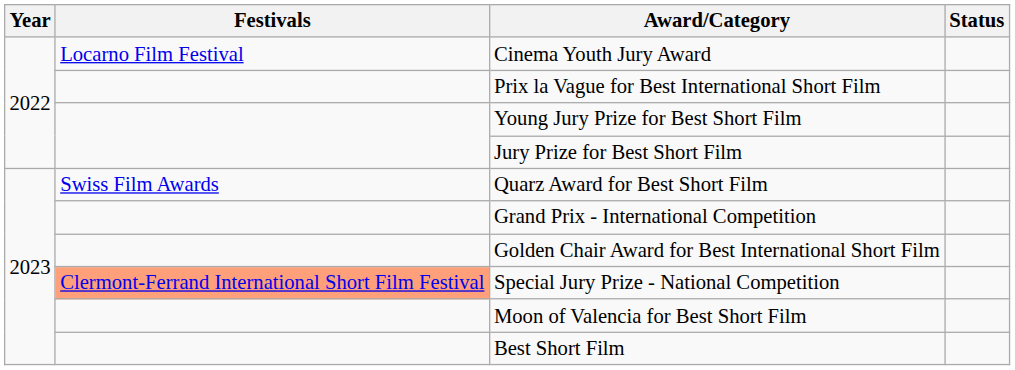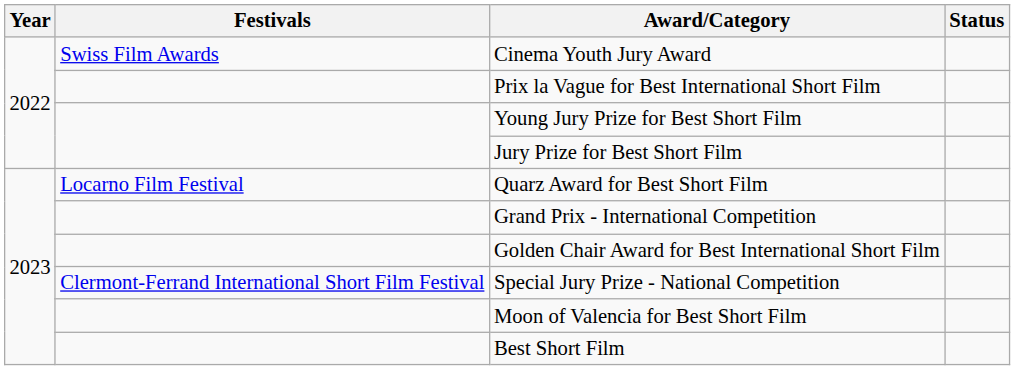(152, 53) Locarno Film Festival -> (140, 53) Swiss Film Awards
(140, 184) Swiss Film Awards -> (152, 184) Locarno Film Festival
(272, 282) lightsalmon background -> (272, 282) no background
